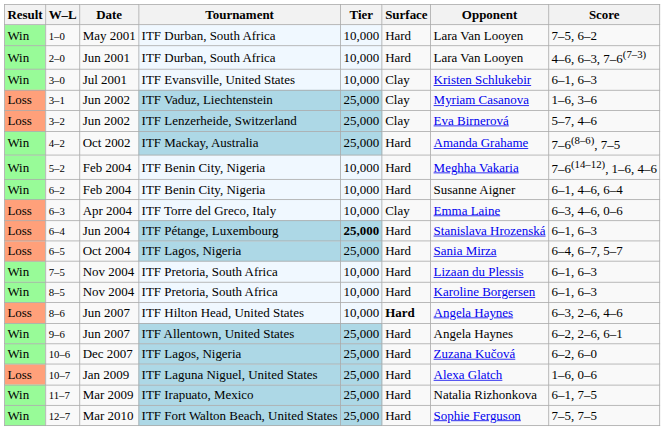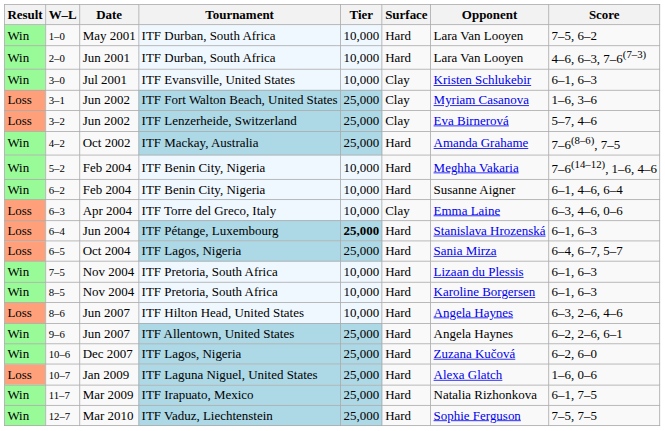(207, 100) ITF Vaduz, Liechtenstein -> (240, 100) ITF Fort Walton Beach, United States
(400, 313) bold -> (398, 313) normal
(240, 415) ITF Fort Walton Beach, United States -> (207, 415) ITF Vaduz, Liechtenstein
